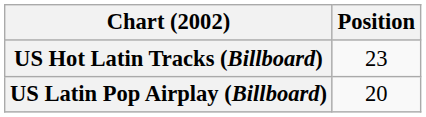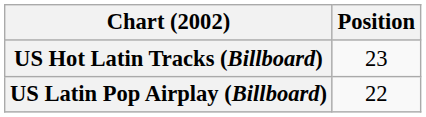(376, 93) 20 -> (376, 93) 22
